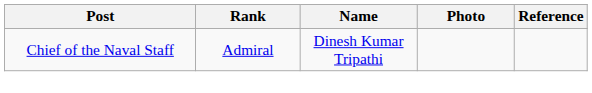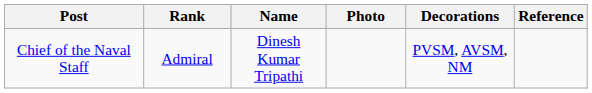+ column: (460, 16)
